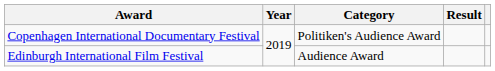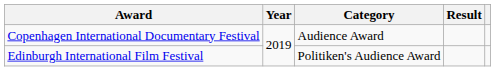(369, 35) Politiken's Audience Award -> (341, 35) Audience Award
(341, 55) Audience Award -> (369, 55) Politiken's Audience Award
